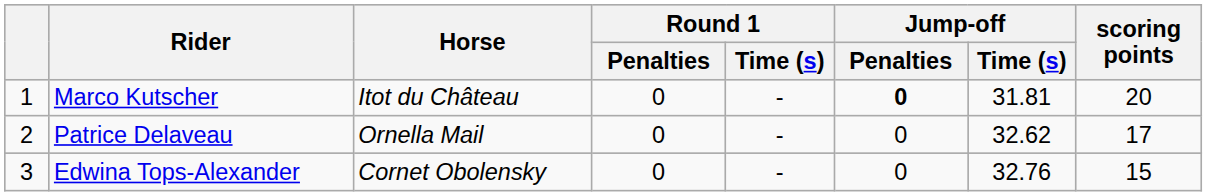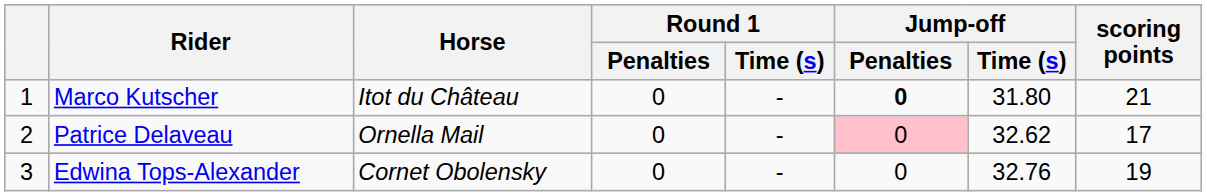(1022, 98) 31.81 -> (1022, 98) 31.80
(1139, 98) 20 -> (1139, 98) 21
(901, 135) no background -> (901, 135) pink background
(1139, 172) 15 -> (1139, 172) 19
